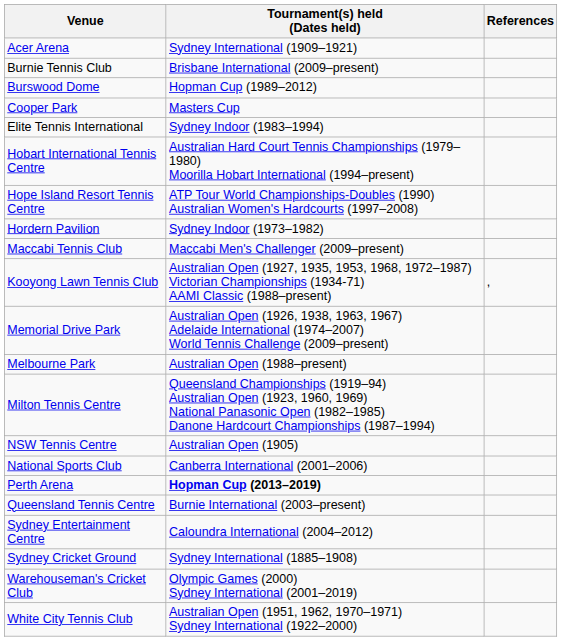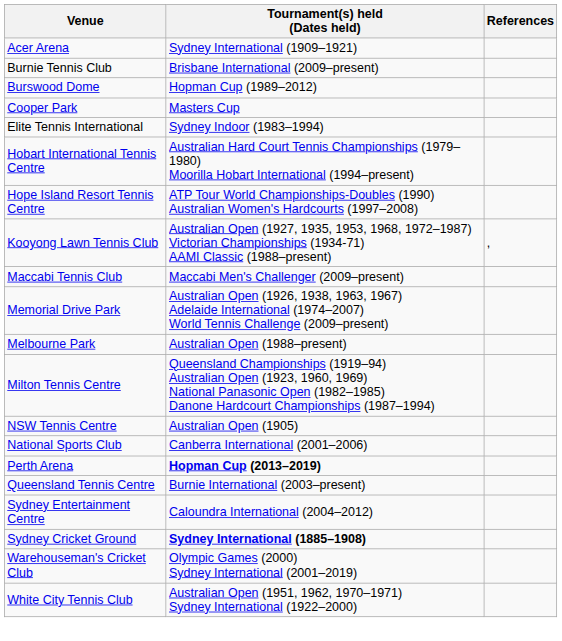- row: (53, 228)
rows swapped: (83, 282) <-> (65, 248)
(263, 558) normal -> (268, 539) bold
